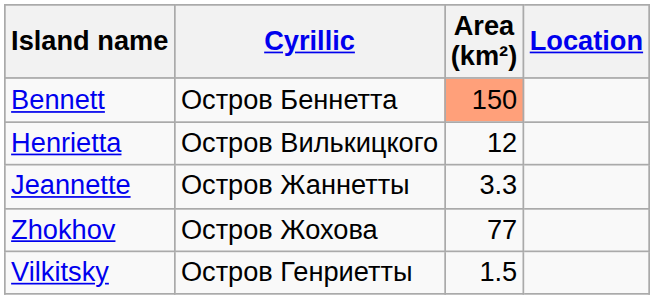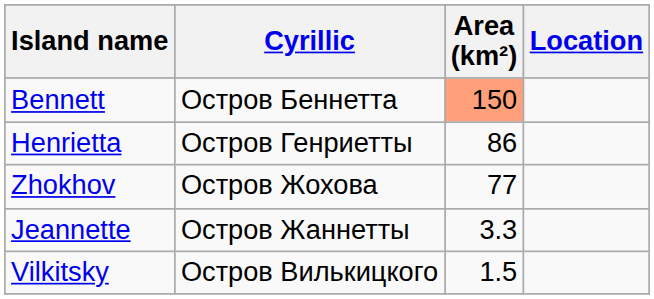(310, 142) Остров Вилькицкого -> (297, 142) Остров Генриетты
(502, 142) 12 -> (502, 142) 86
rows swapped: (71, 186) <-> (63, 229)
(297, 272) Остров Генриетты -> (310, 272) Остров Вилькицкого
